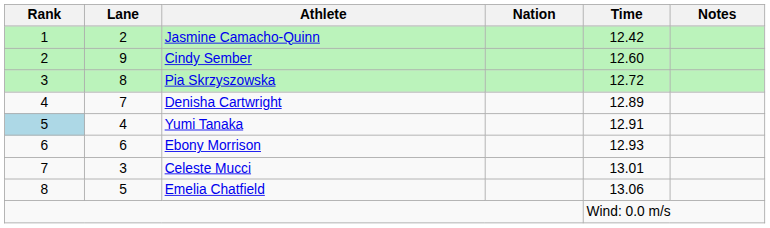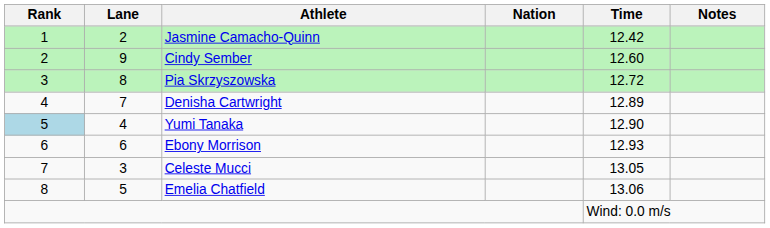(627, 124) 12.91 -> (627, 124) 12.90
(627, 168) 13.01 -> (627, 168) 13.05
